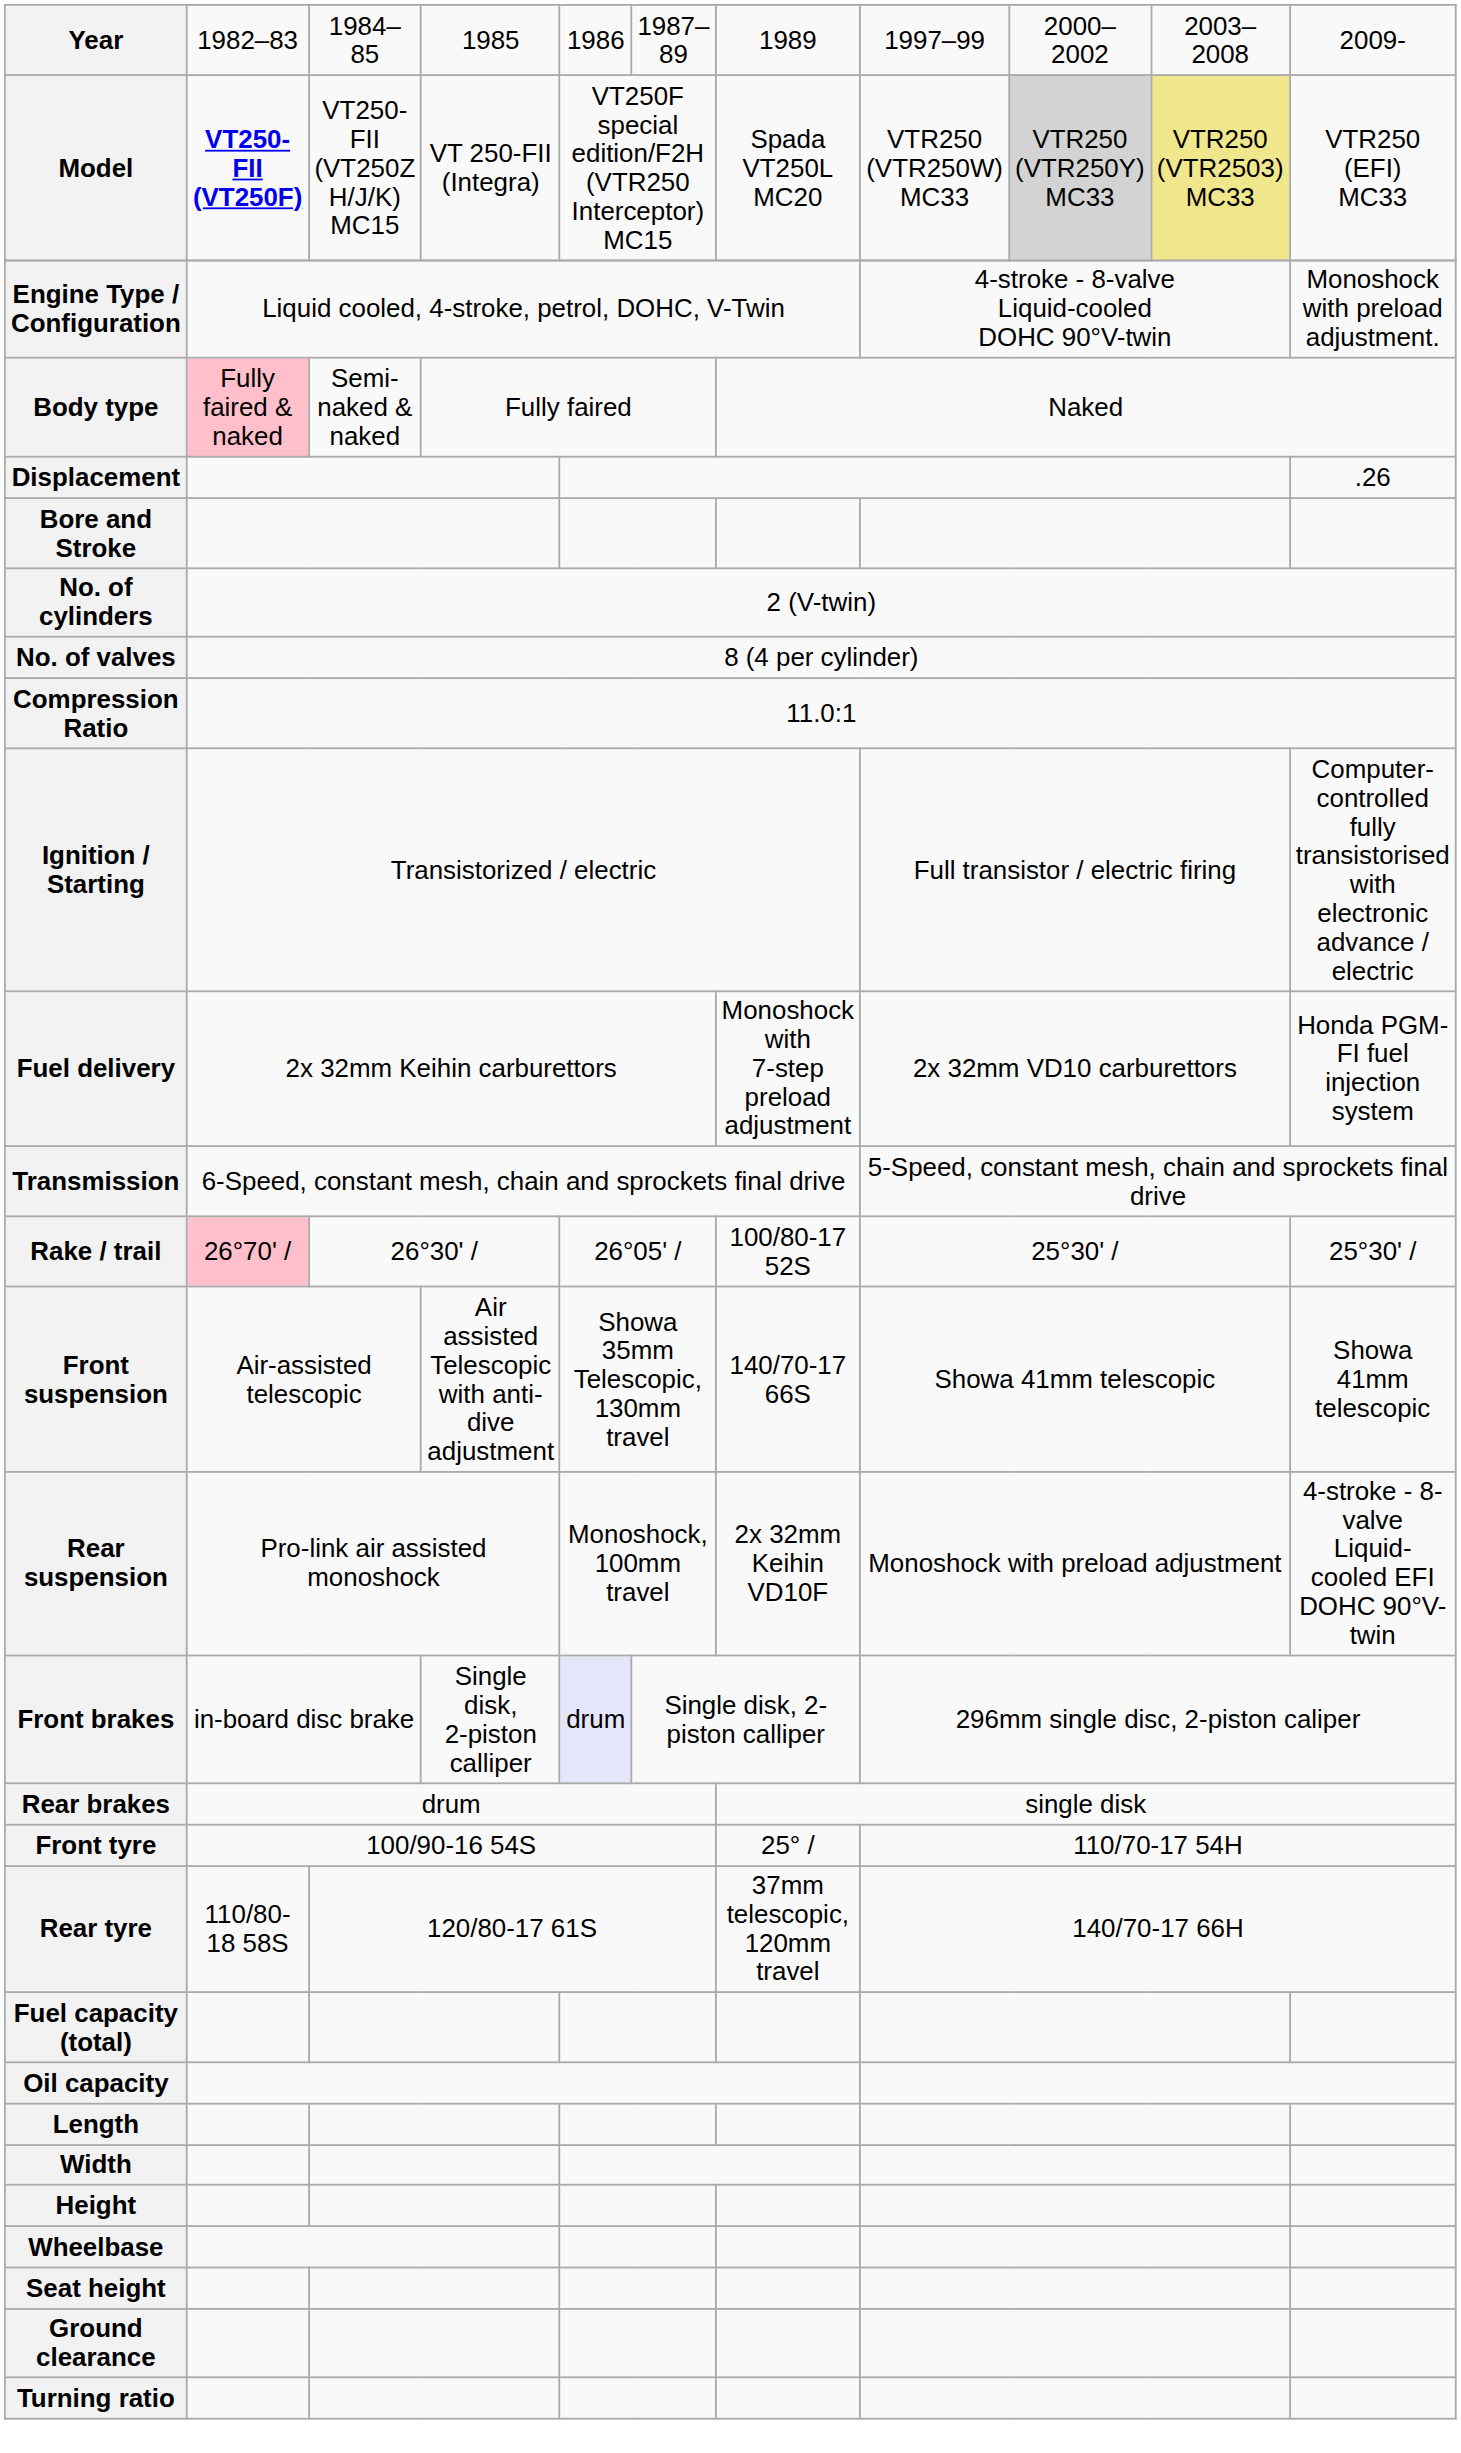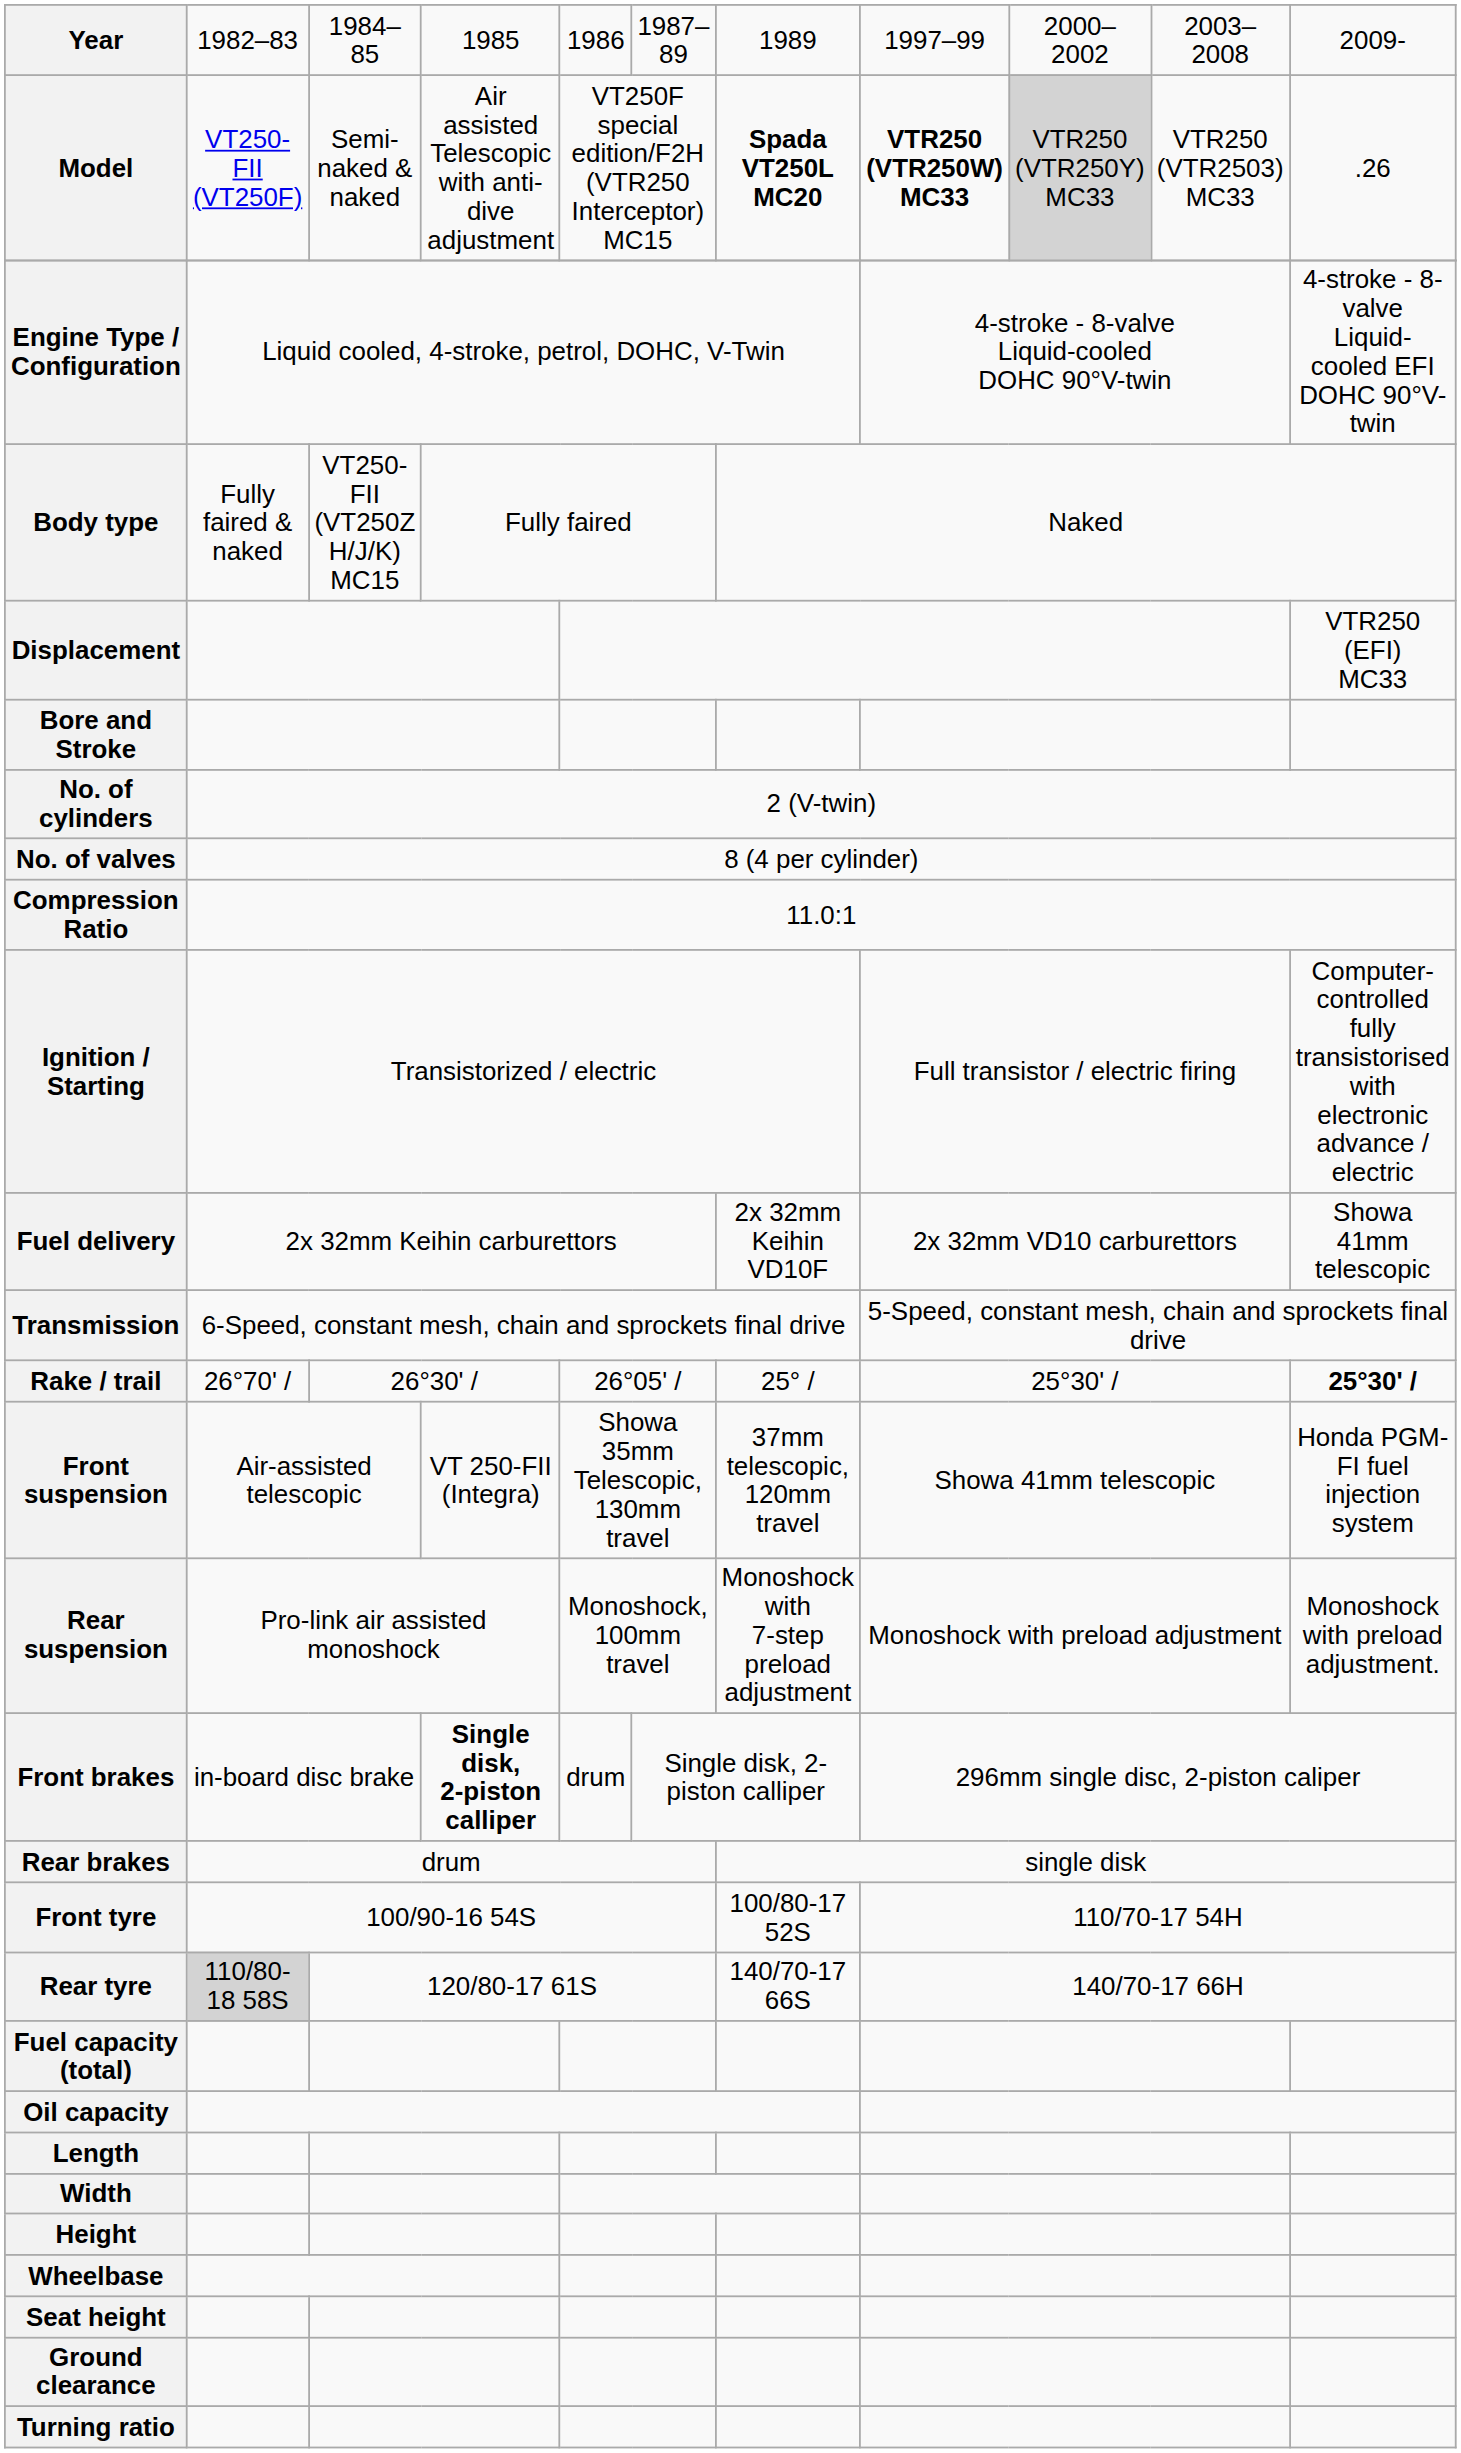(248, 168) bold -> (248, 168) normal
(365, 168) VT250-FII (VT250Z H/J/K) MC15 -> (365, 168) Semi-naked & naked
(491, 168) VT 250-FII (Integra) -> (491, 168) Air assisted Telescopic with anti- dive adjustment
(788, 168) normal -> (788, 168) bold
(935, 168) normal -> (935, 168) bold
(1220, 168) khaki background -> (1220, 168) no background
(1373, 168) VTR250 (EFI) MC33 -> (1373, 168) .26
(1373, 309) Monoshock with preload adjustment. -> (1373, 352) 4-stroke - 8-valve Liquid-cooled EFI DOHC 90°V-twin
(248, 408) pink background -> (248, 523) no background
(365, 408) Semi-naked & naked -> (365, 523) VT250-FII (VT250Z H/J/K) MC15
(1373, 478) .26 -> (1373, 650) VTR250 (EFI) MC33
(788, 1069) Monoshock with 7-step preload adjustment -> (788, 1242) 2x 32mm Keihin VD10F
(1373, 1069) Honda PGM-FI fuel injection system -> (1373, 1242) Showa 41mm telescopic
(248, 1252) pink background -> (248, 1381) no background
(788, 1252) 100/80-17 52S -> (788, 1381) 25° /
(1373, 1252) normal -> (1373, 1381) bold
(491, 1379) Air assisted Telescopic with anti- dive adjustment -> (491, 1480) VT 250-FII (Integra)
(788, 1379) 140/70-17 66S -> (788, 1480) 37mm telescopic, 120mm travel
(1373, 1379) Showa 41mm telescopic -> (1373, 1480) Honda PGM-FI fuel injection system
(788, 1564) 2x 32mm Keihin VD10F -> (788, 1636) Monoshock with 7-step preload adjustment
(1373, 1564) 4-stroke - 8-valve Liquid-cooled EFI DOHC 90°V-twin -> (1373, 1636) Monoshock with preload adjustment.
(491, 1720) normal -> (491, 1778) bold
(596, 1720) lavender background -> (596, 1778) no background
(788, 1845) 25° / -> (788, 1917) 100/80-17 52S
(248, 1929) no background -> (248, 1987) lightgrey background
(788, 1929) 37mm telescopic, 120mm travel -> (788, 1987) 140/70-17 66S
